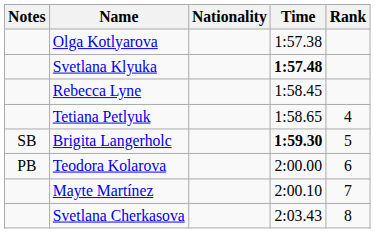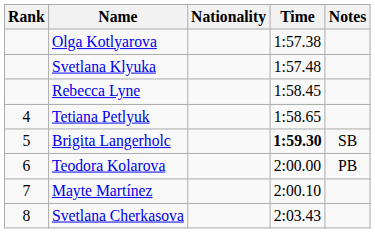columns swapped: (348, 16) <-> (27, 16)
(298, 66) bold -> (297, 66) normal
